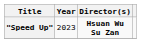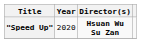(66, 28) 2023 -> (66, 28) 2020
